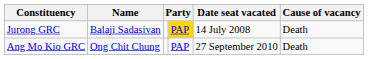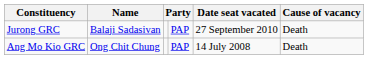(180, 29) gold background -> (180, 29) no background
(223, 29) 14 July 2008 -> (237, 29) 27 September 2010
(237, 46) 27 September 2010 -> (223, 46) 14 July 2008
